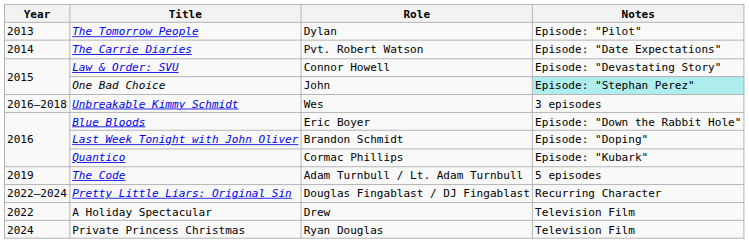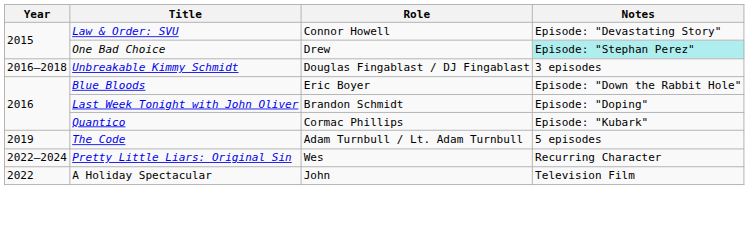- row: (135, 31)
- row: (132, 49)
(317, 85) John -> (317, 49) Drew
(314, 103) Wes -> (417, 67) Douglas Fingablast / DJ Fingablast
(417, 194) Douglas Fingablast / DJ Fingablast -> (314, 158) Wes
(317, 212) Drew -> (317, 176) John
- row: (159, 230)
